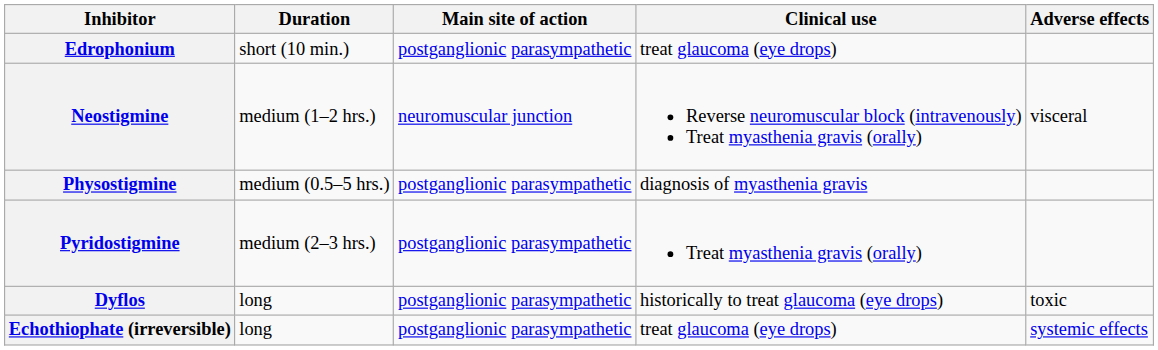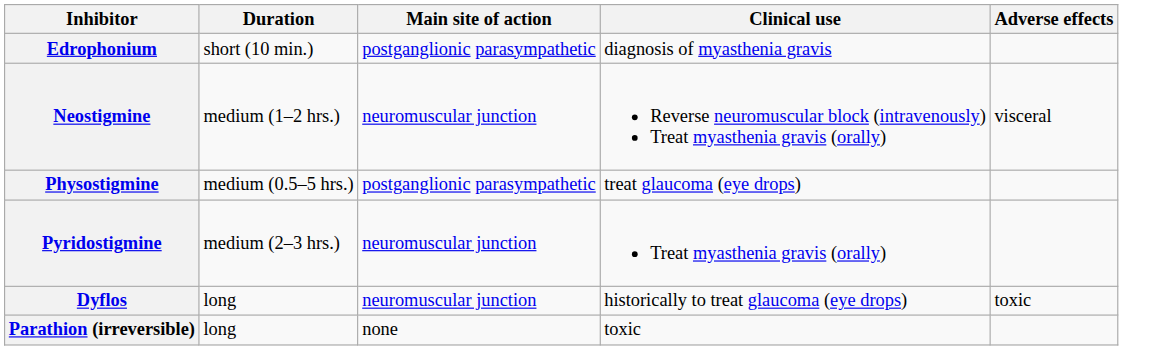(738, 48) treat glaucoma (eye drops) -> (718, 48) diagnosis of myasthenia gravis
(754, 184) diagnosis of myasthenia gravis -> (703, 184) treat glaucoma (eye drops)
(515, 242) postganglionic parasympathetic -> (449, 242) neuromuscular junction
(515, 300) postganglionic parasympathetic -> (449, 300) neuromuscular junction
- row: (120, 329)
+ row: (102, 329)
